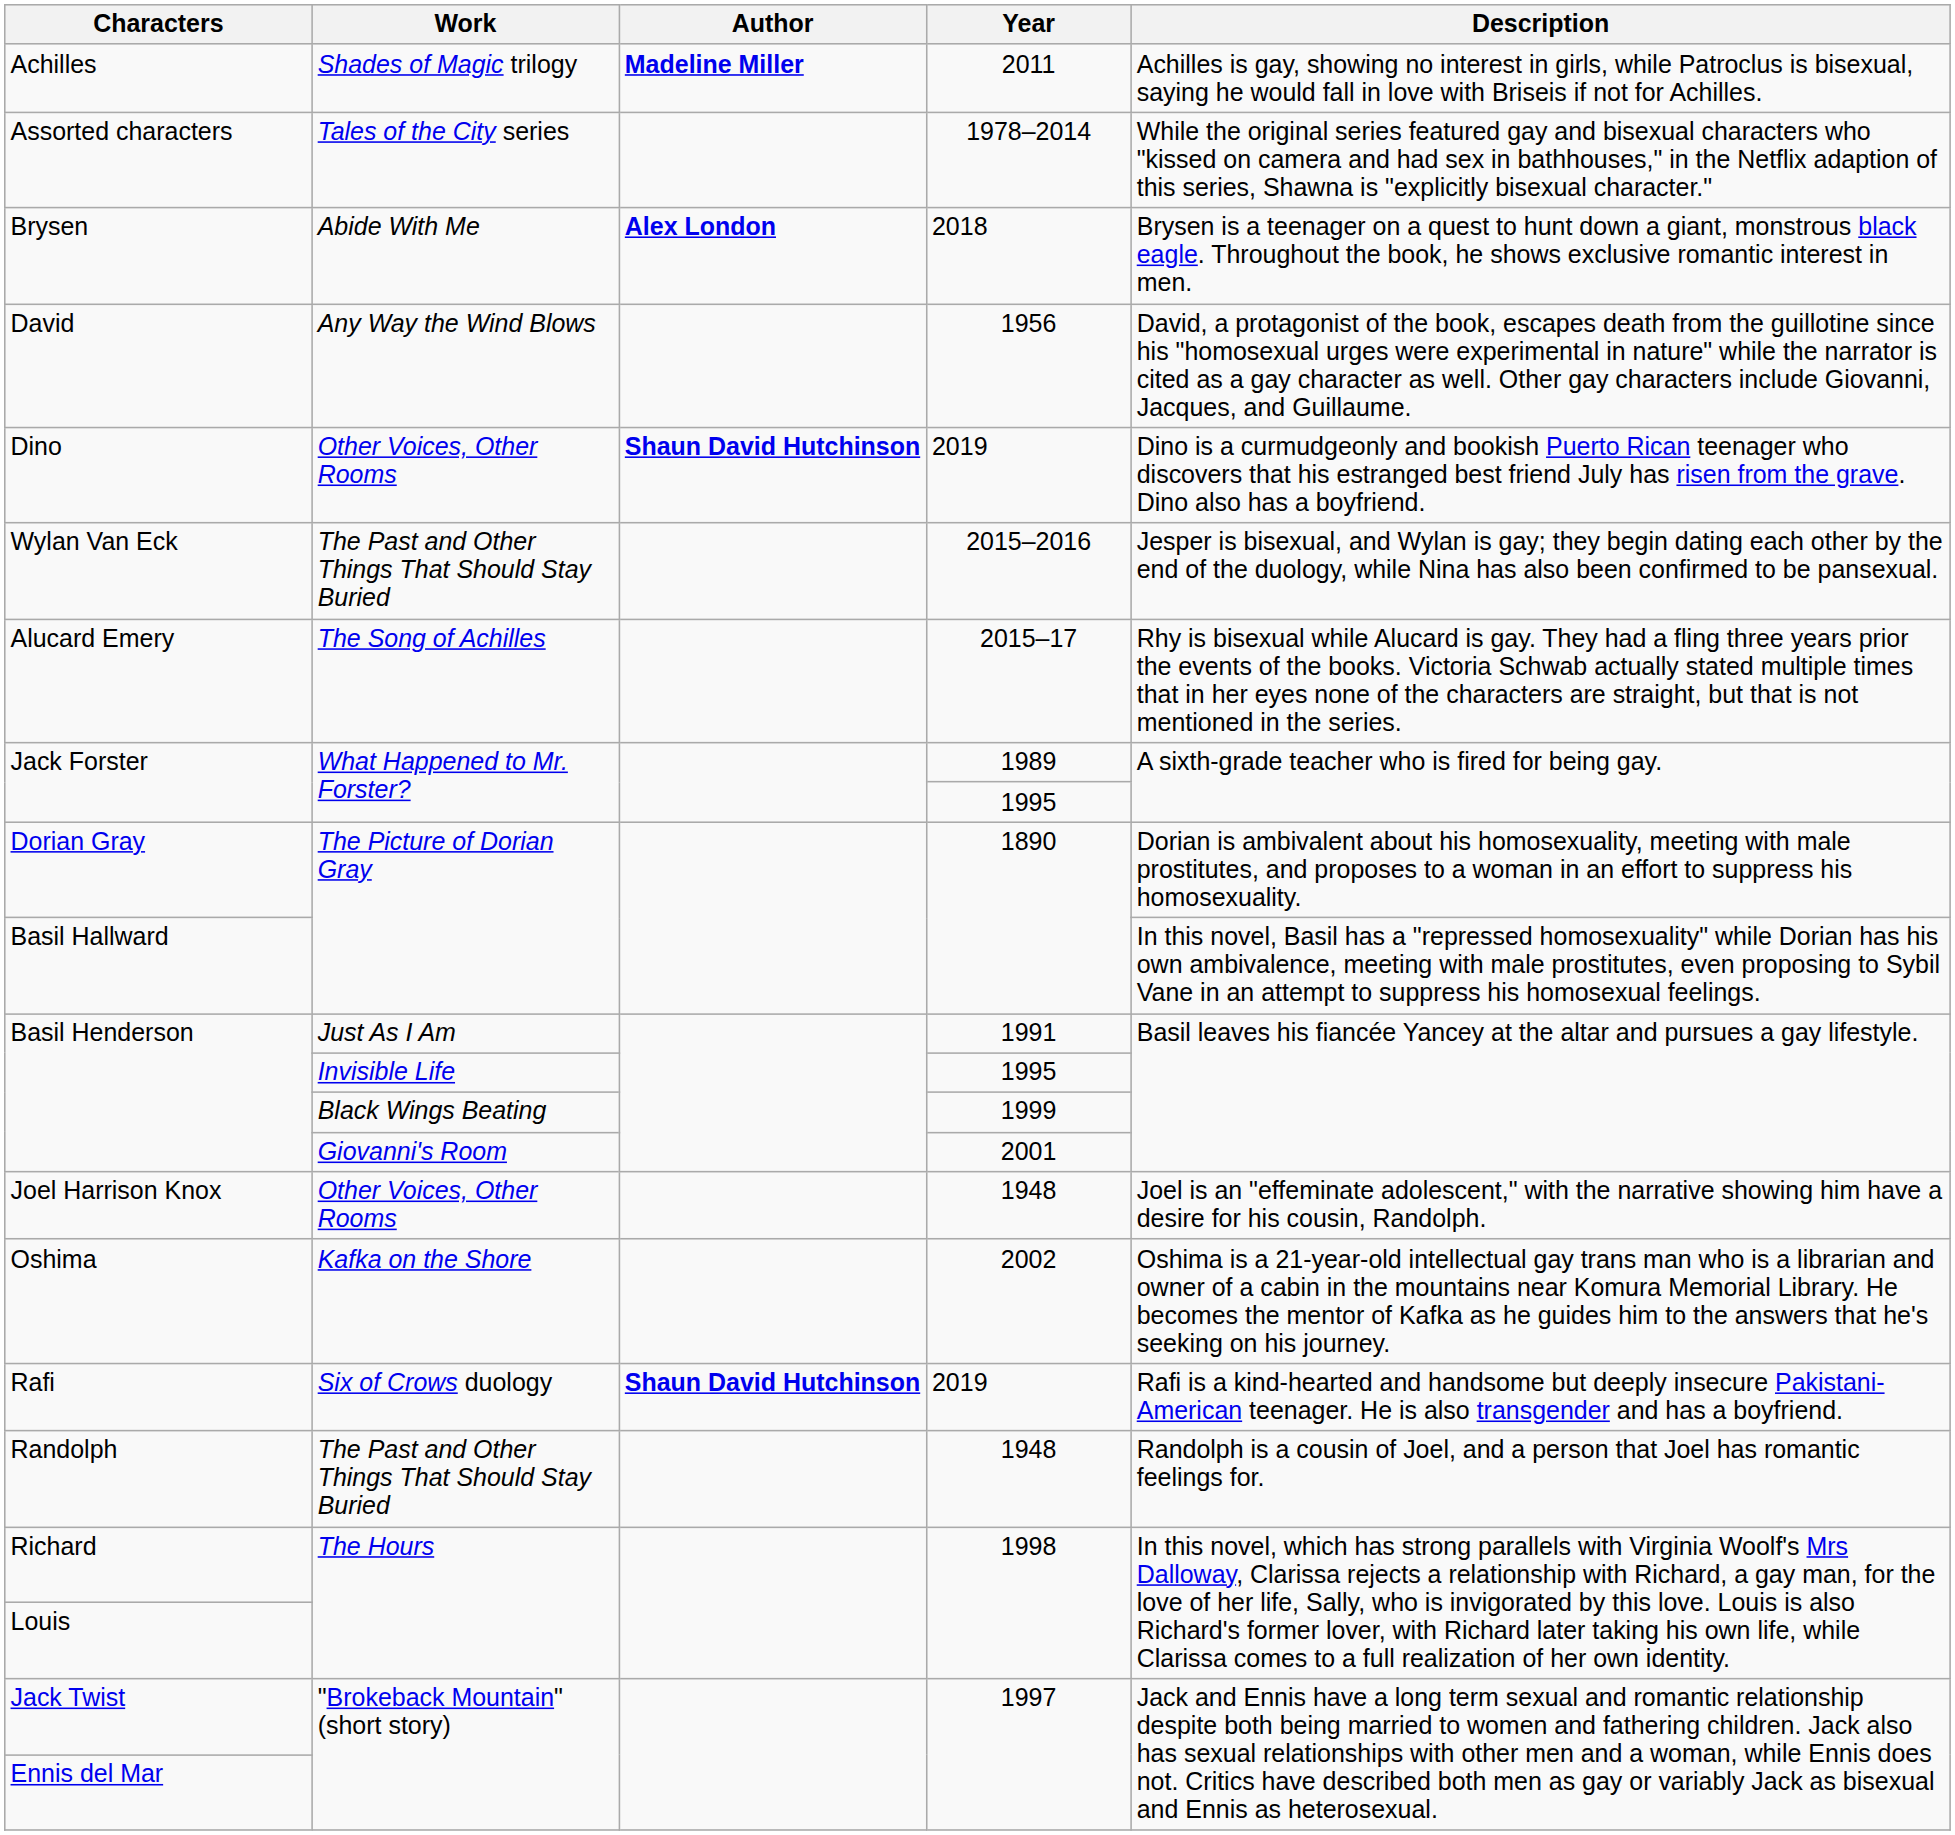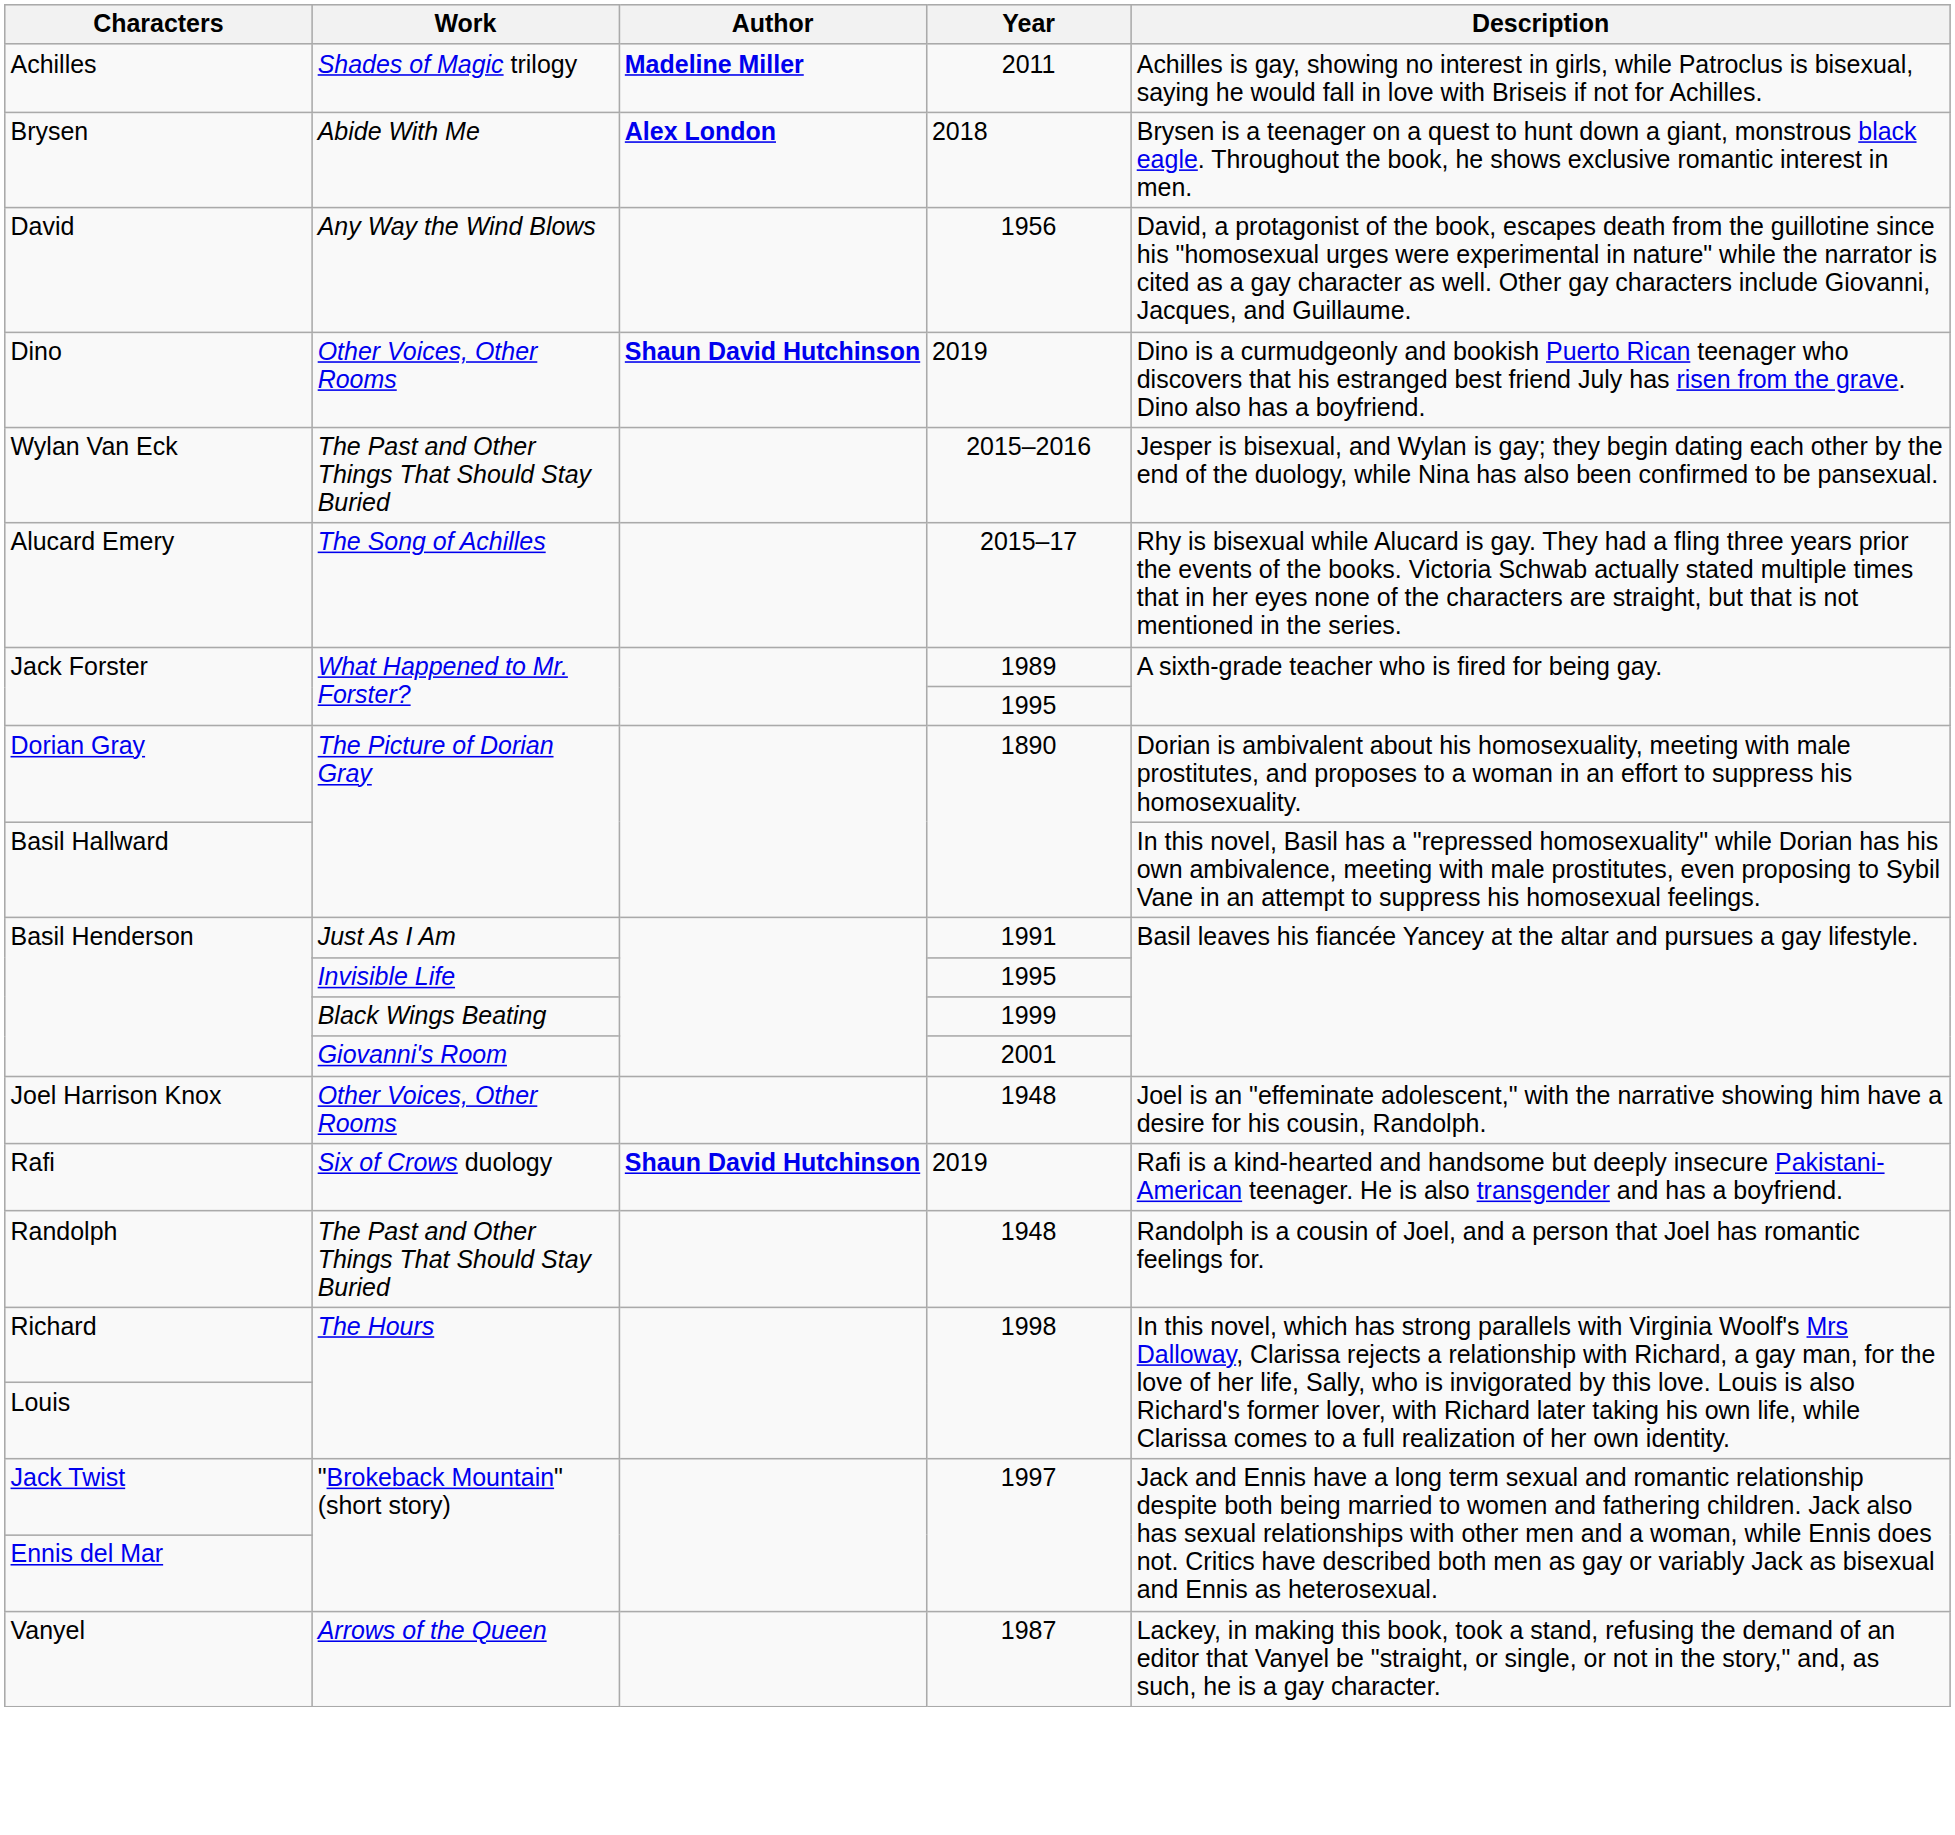- row: (122, 131)
- row: (54, 1258)
+ row: (48, 1630)
